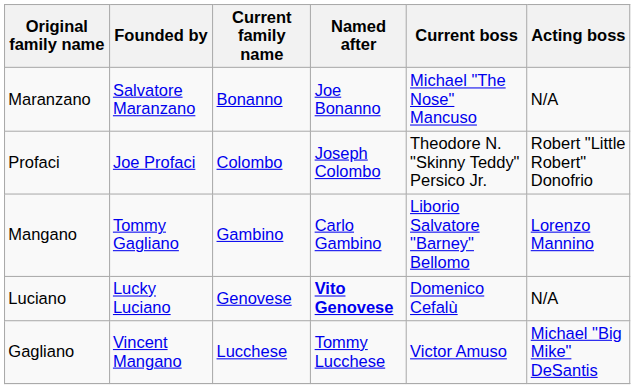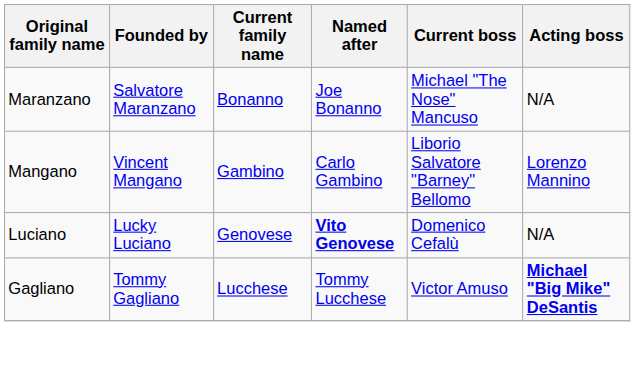- row: (34, 162)
(146, 235) Tommy Gagliano -> (148, 171) Vincent Mangano
(147, 352) Vincent Mangano -> (146, 288) Tommy Gagliano
(576, 352) normal -> (569, 288) bold
